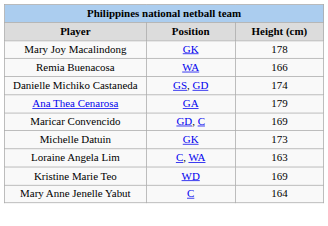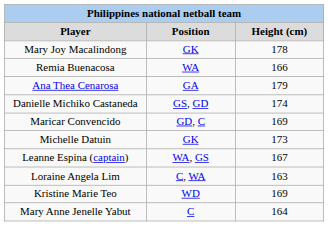rows swapped: (75, 86) <-> (75, 104)
+ row: (75, 158)
